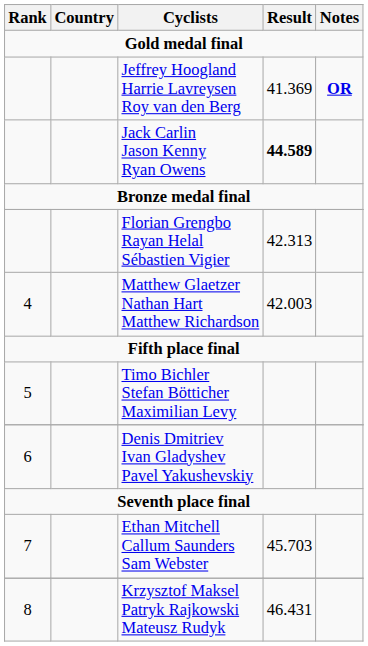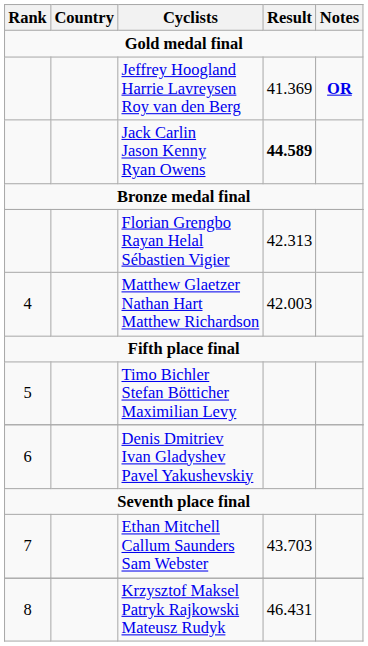(290, 546) 45.703 -> (290, 546) 43.703
